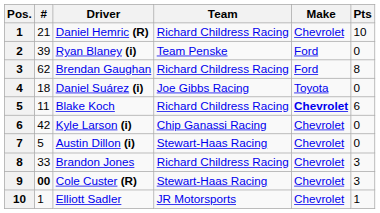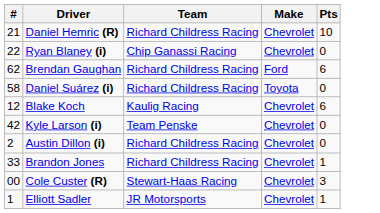- column: (19, 14)
(44, 51) 39 -> (14, 51) 22
(192, 51) Team Penske -> (182, 51) Chip Ganassi Racing
(306, 51) Ford -> (289, 51) Chevrolet
(357, 69) 8 -> (323, 69) 6
(44, 88) 18 -> (14, 88) 58
(203, 88) Joe Gibbs Racing -> (193, 88) Richard Childress Racing
(43, 106) 11 -> (14, 106) 12
(223, 106) Richard Childress Racing -> (163, 106) Kaulig Racing
(321, 106) bold -> (289, 106) normal
(212, 125) Chip Ganassi Racing -> (162, 125) Team Penske
(40, 144) 5 -> (10, 144) 2
(212, 144) Stewart-Haas Racing -> (193, 144) Richard Childress Racing
(357, 162) 3 -> (323, 162) 1
(44, 181) bold -> (14, 181) normal
